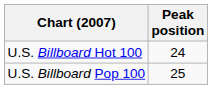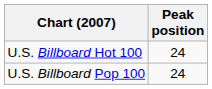(178, 73) 25 -> (178, 73) 24
